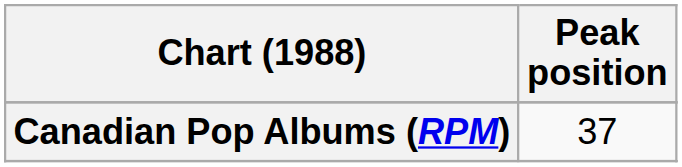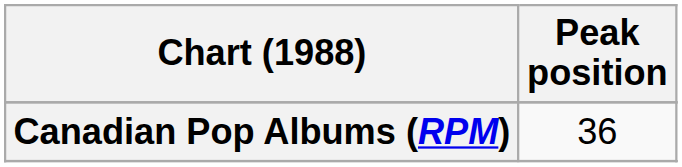(597, 131) 37 -> (597, 131) 36
